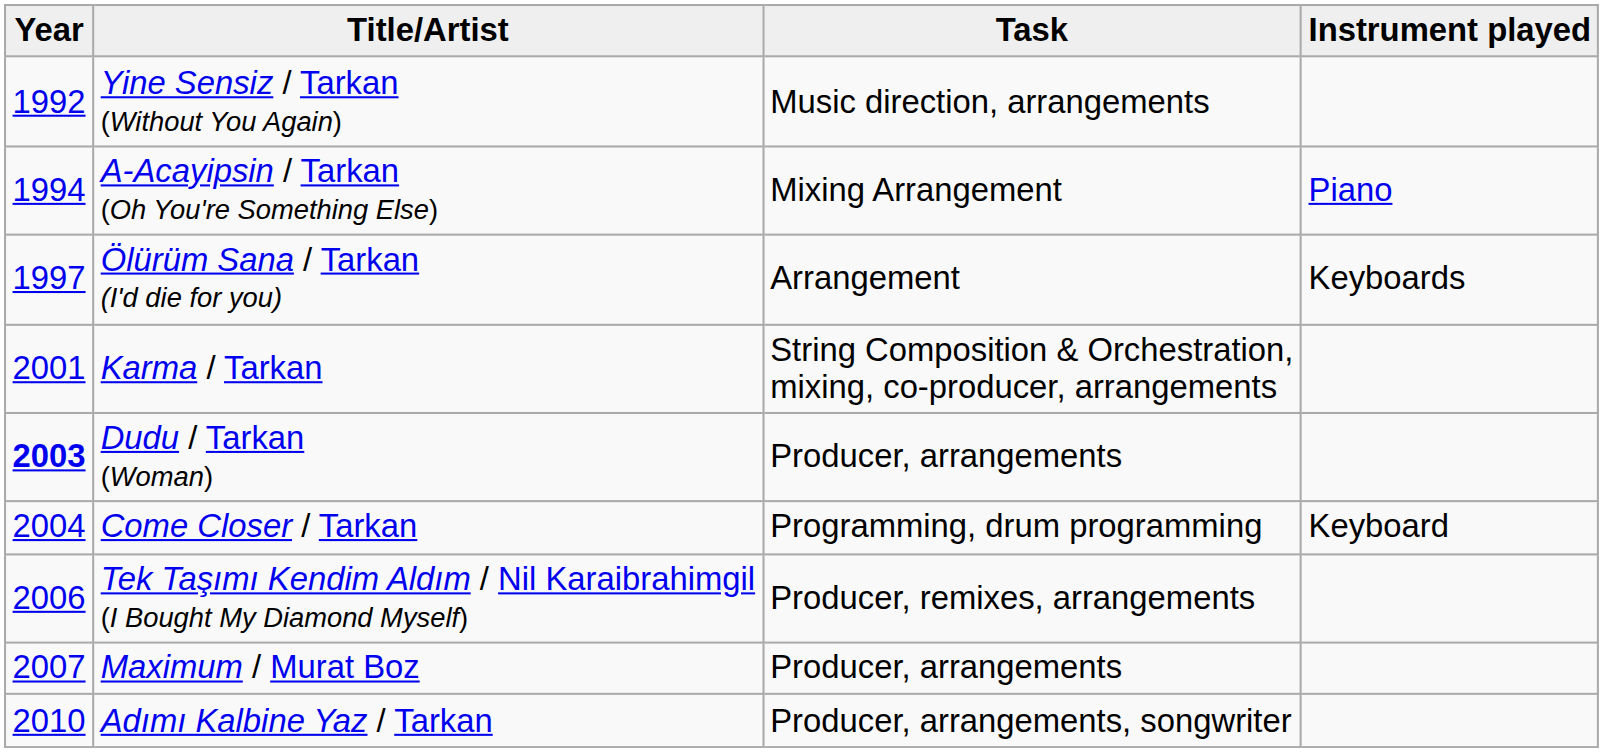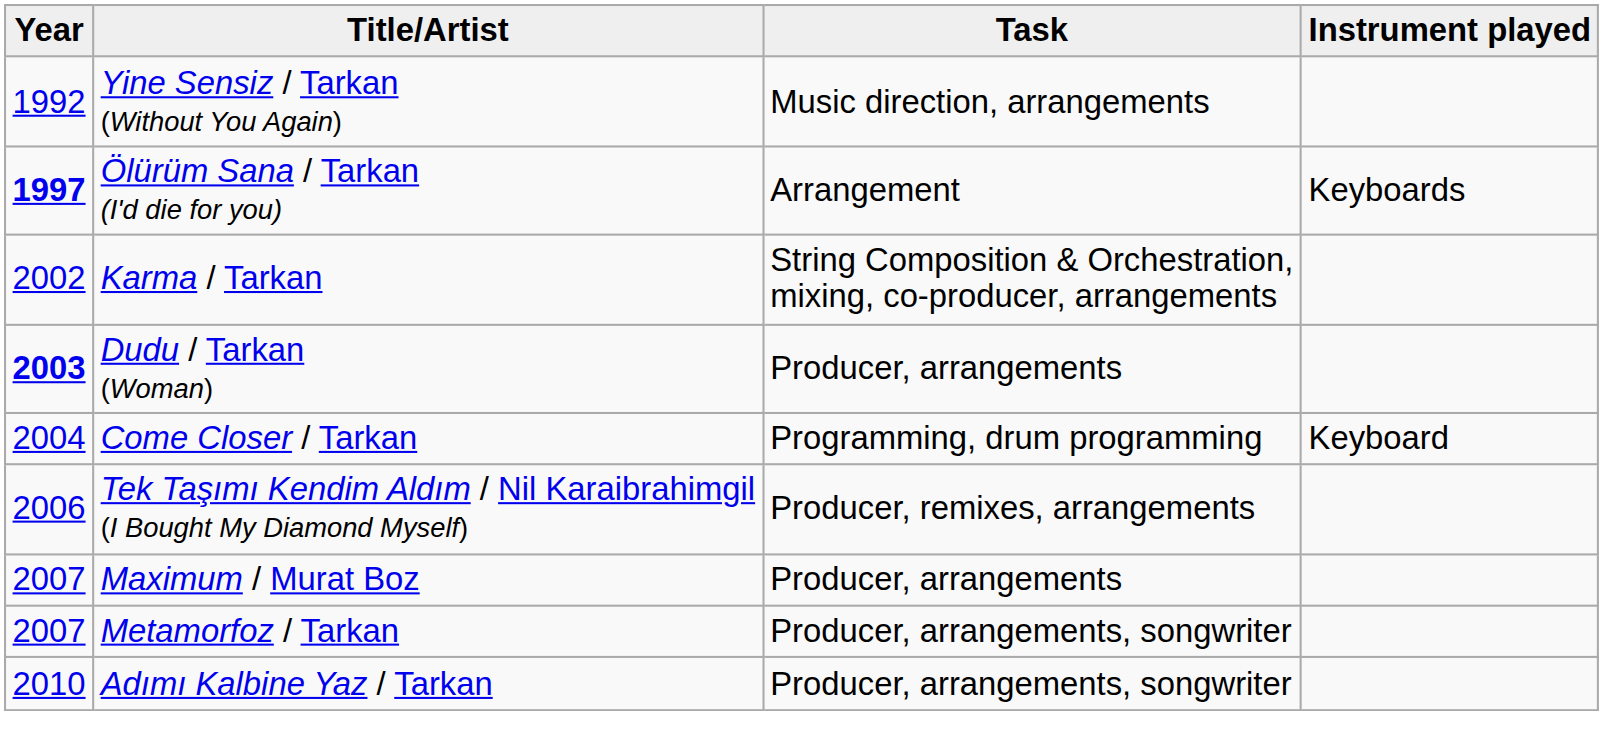- row: (269, 189)
(49, 278) normal -> (49, 189) bold
(49, 367) 2001 -> (49, 278) 2002
+ row: (250, 631)
